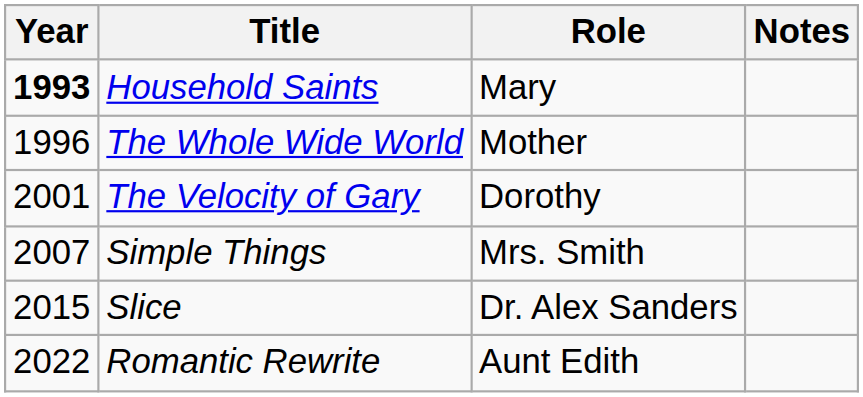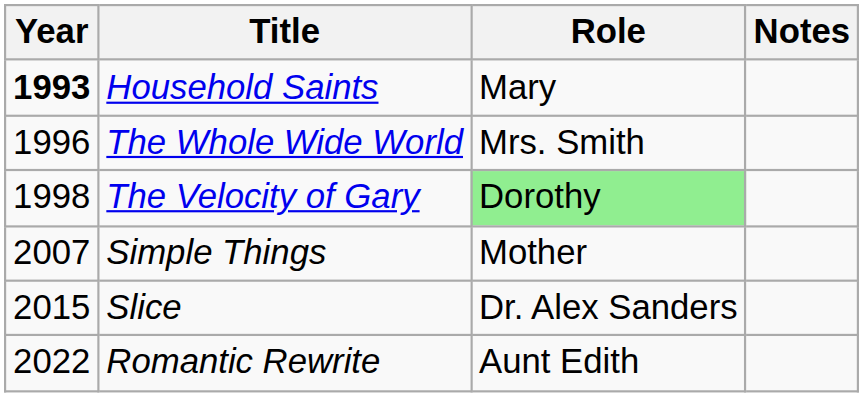(533, 142) Mother -> (562, 142) Mrs. Smith
(52, 197) 2001 -> (52, 197) 1998
(540, 197) no background -> (540, 197) lightgreen background
(562, 252) Mrs. Smith -> (533, 252) Mother
